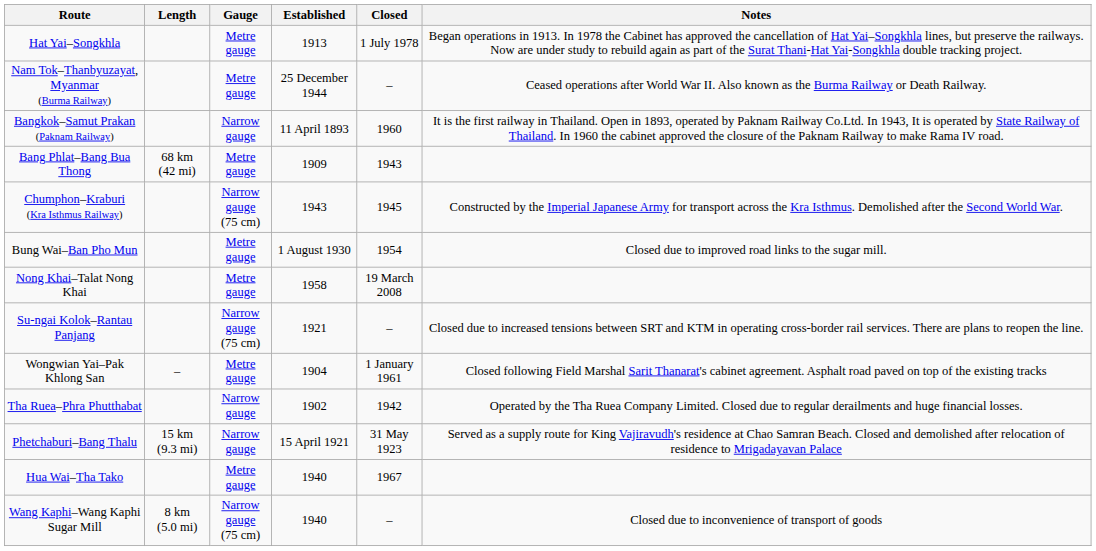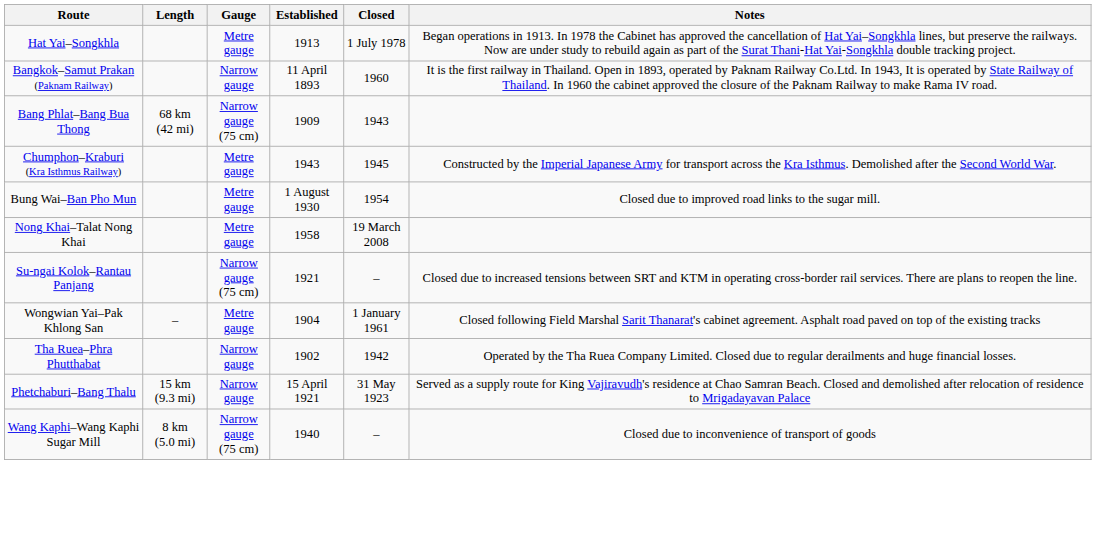- row: (75, 86)
(241, 164) Metre gauge -> (239, 121) Narrow gauge (75 cm)
(241, 207) Narrow gauge (75 cm) -> (239, 164) Metre gauge
- row: (75, 477)
